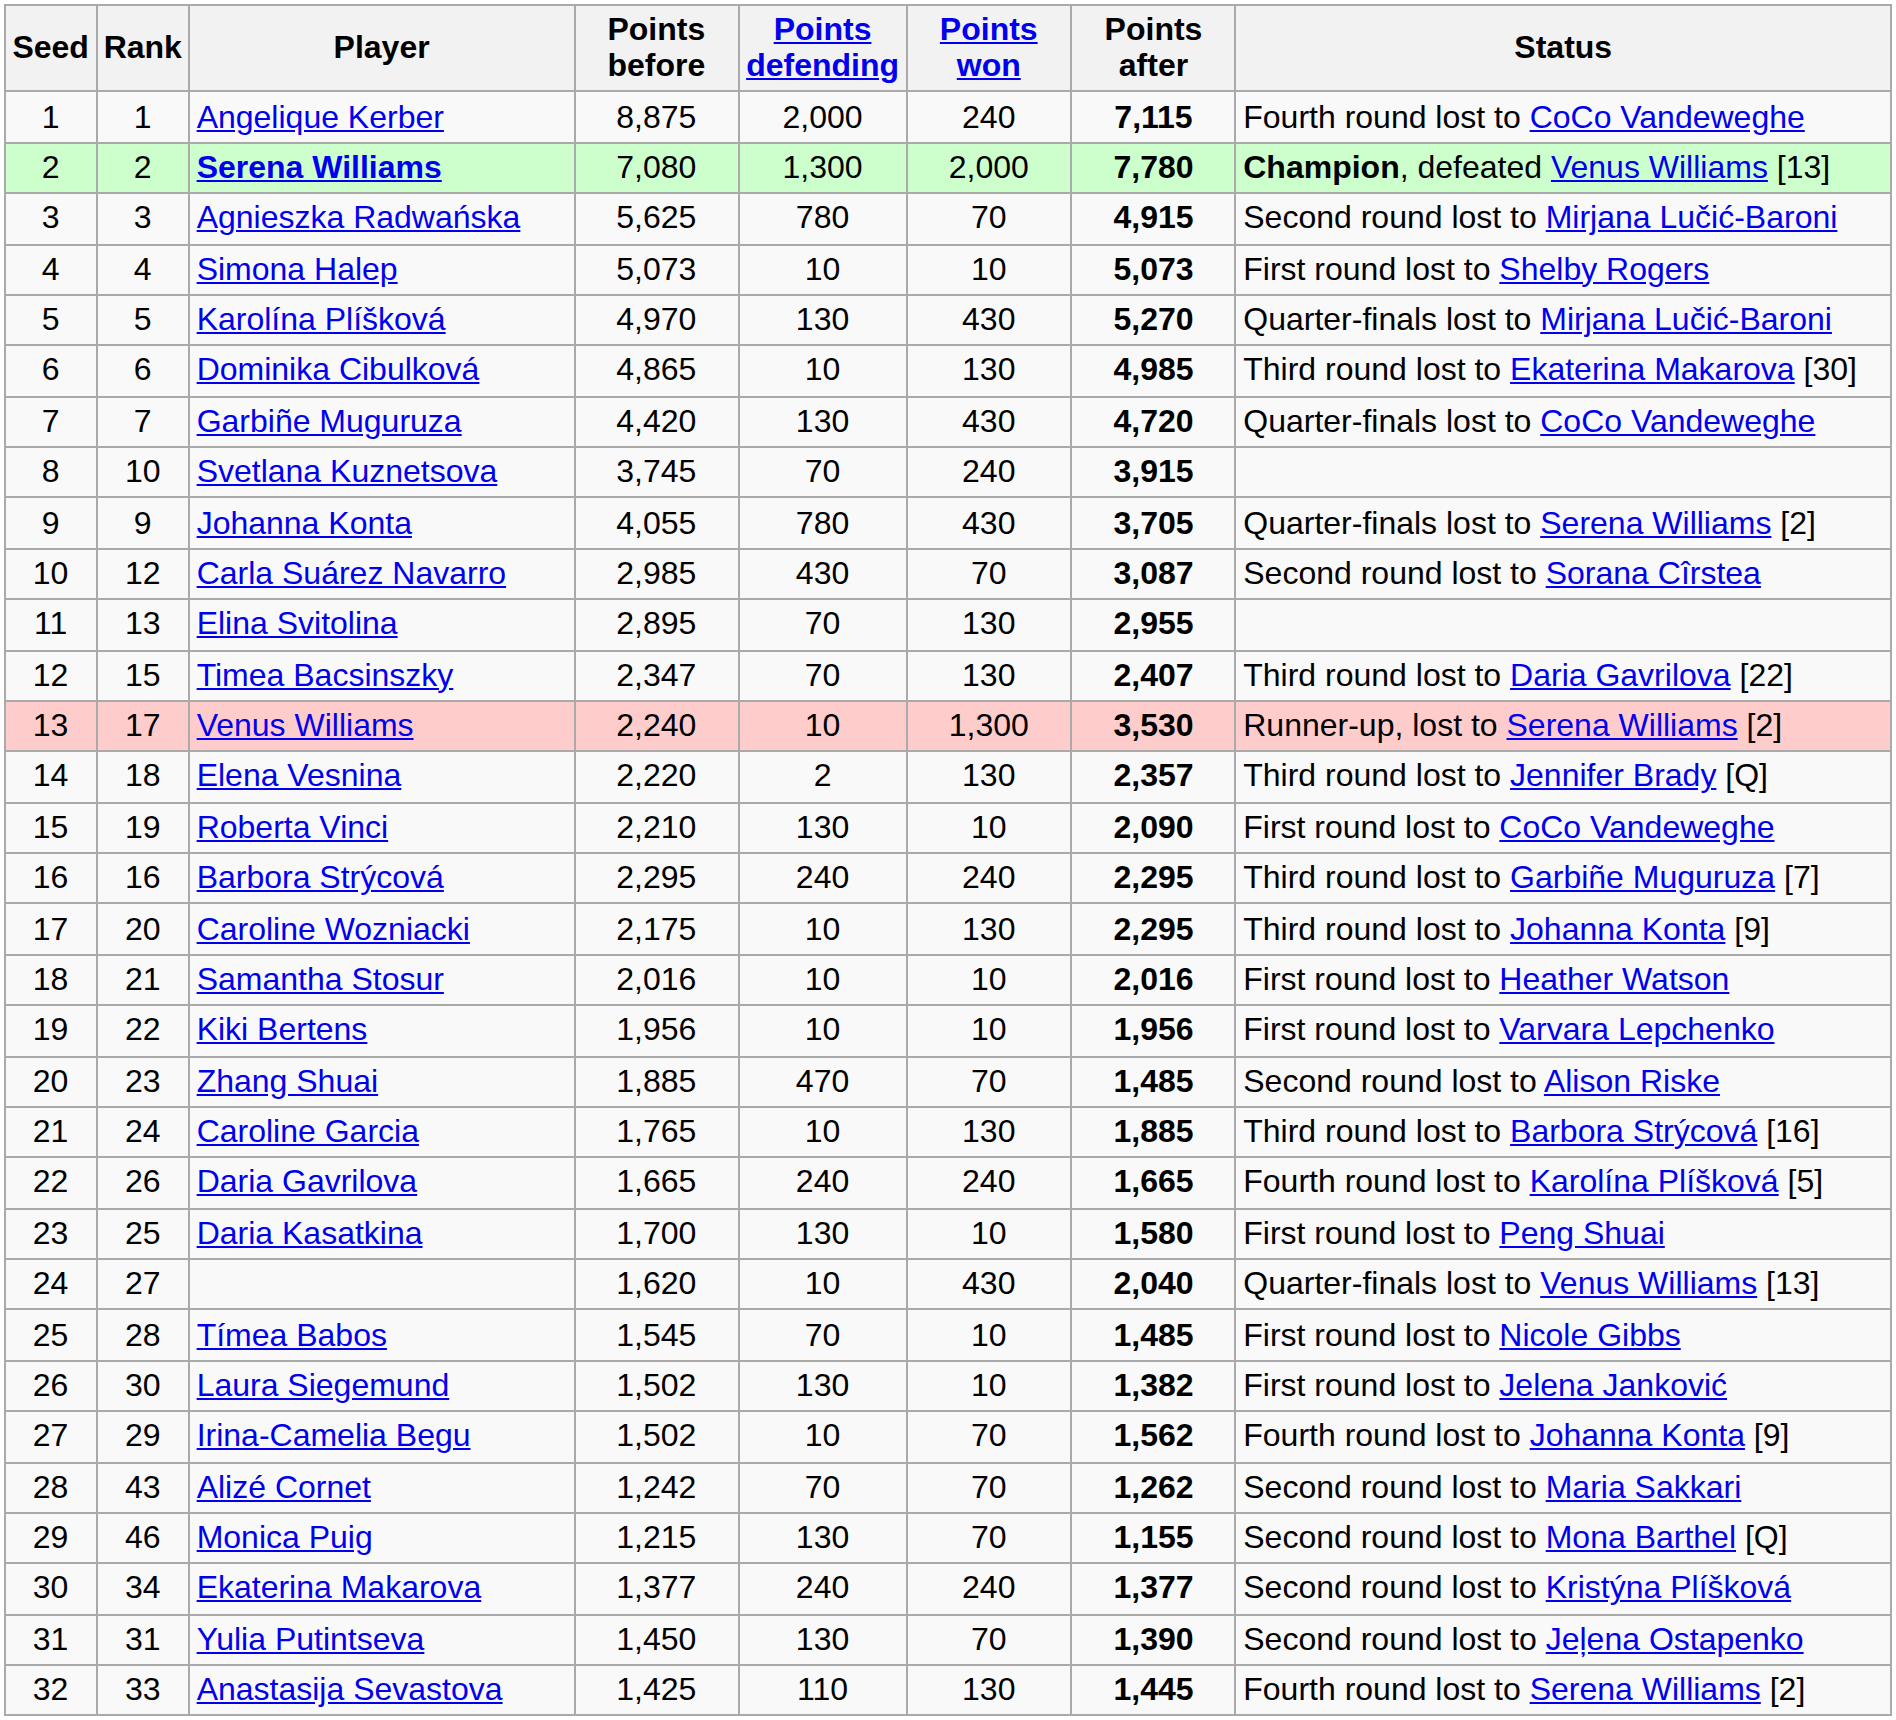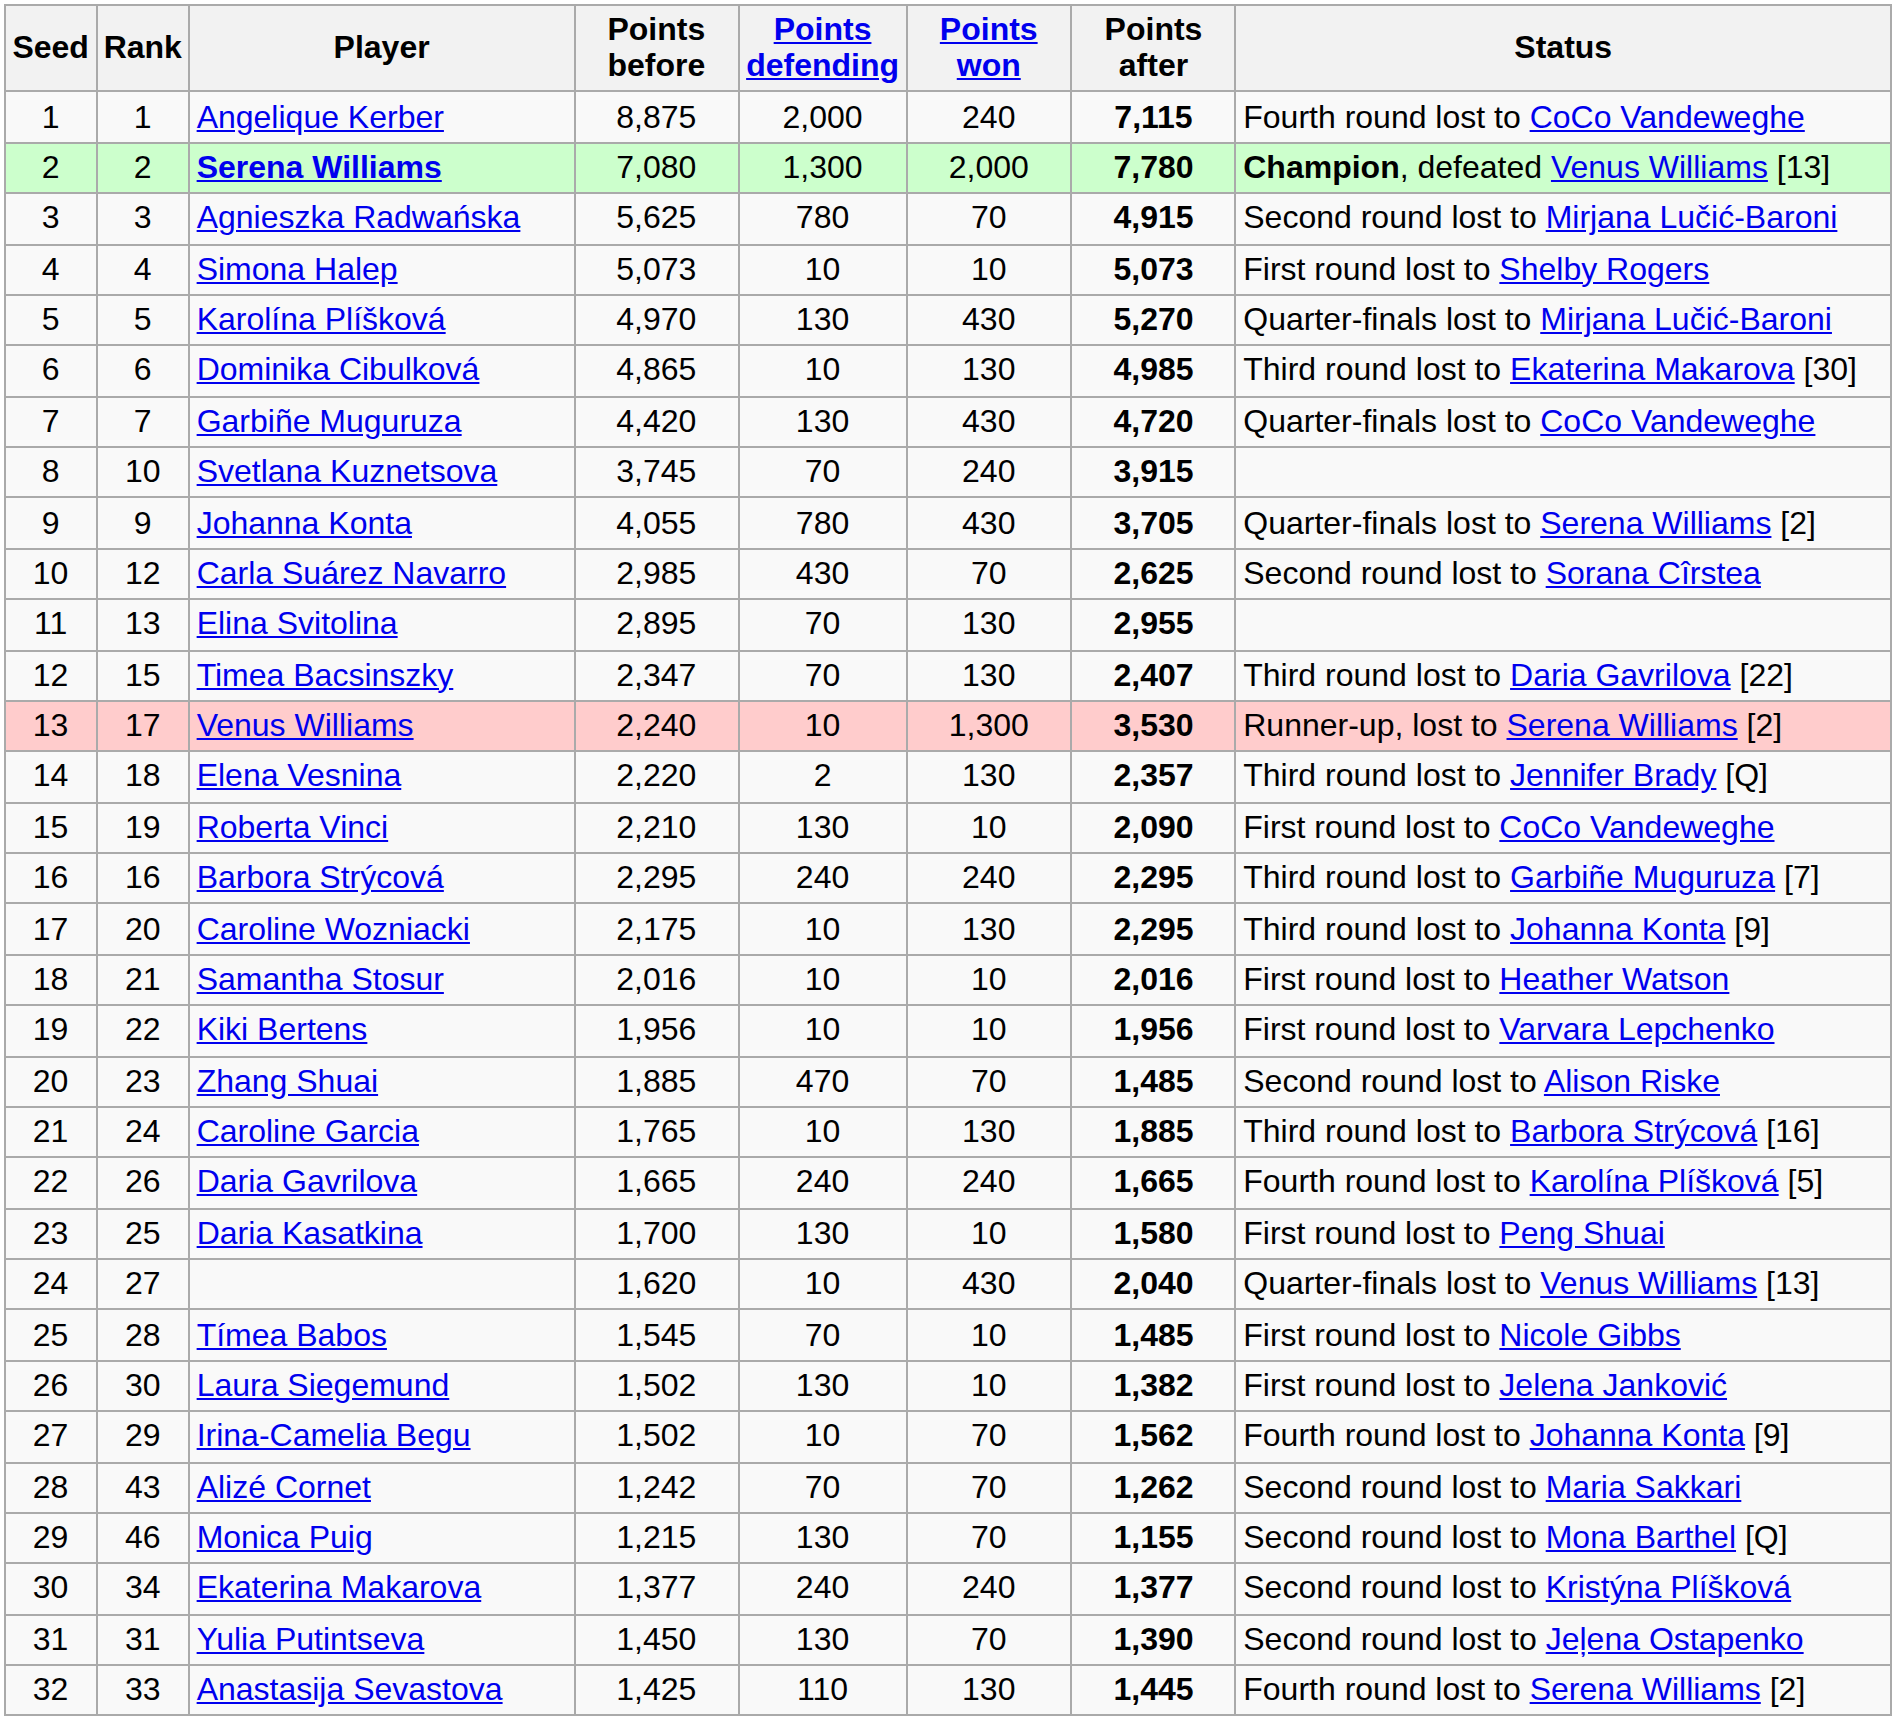(1153, 573) 3,087 -> (1153, 573) 2,625
